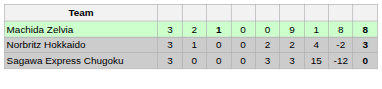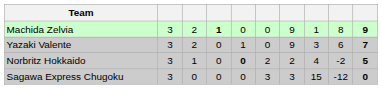(365, 29) 8 -> (365, 29) 9
+ row: (39, 45)
(243, 45) normal -> (243, 60) bold
(365, 45) 3 -> (365, 60) 5
